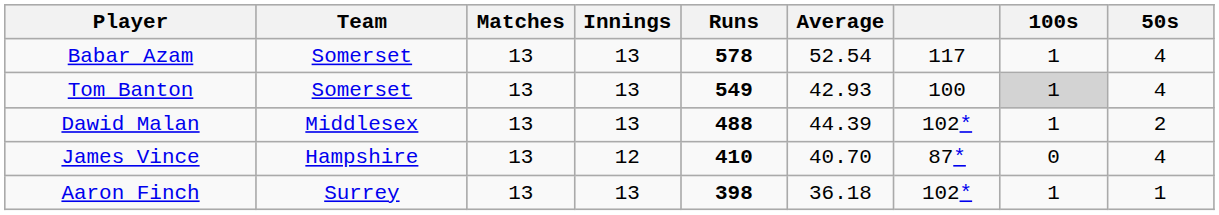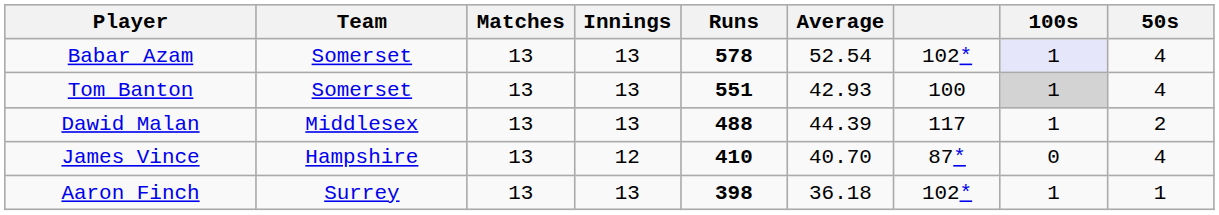(947, 56) 117 -> (947, 56) 102*
(1054, 56) no background -> (1054, 56) lavender background
(734, 90) 549 -> (734, 90) 551
(947, 124) 102* -> (947, 124) 117
